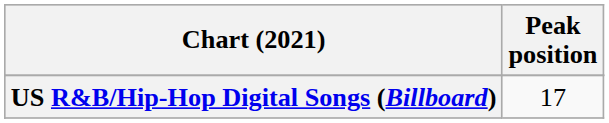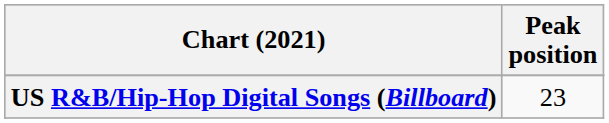(553, 96) 17 -> (553, 96) 23
